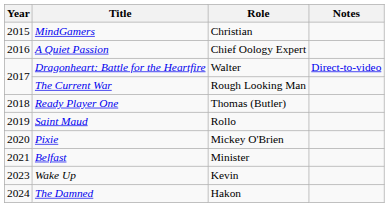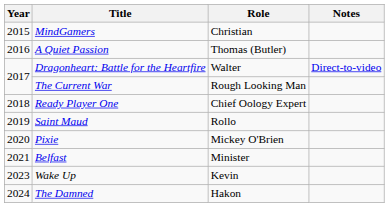(258, 49) Chief Oology Expert -> (248, 49) Thomas (Butler)
(248, 103) Thomas (Butler) -> (258, 103) Chief Oology Expert
